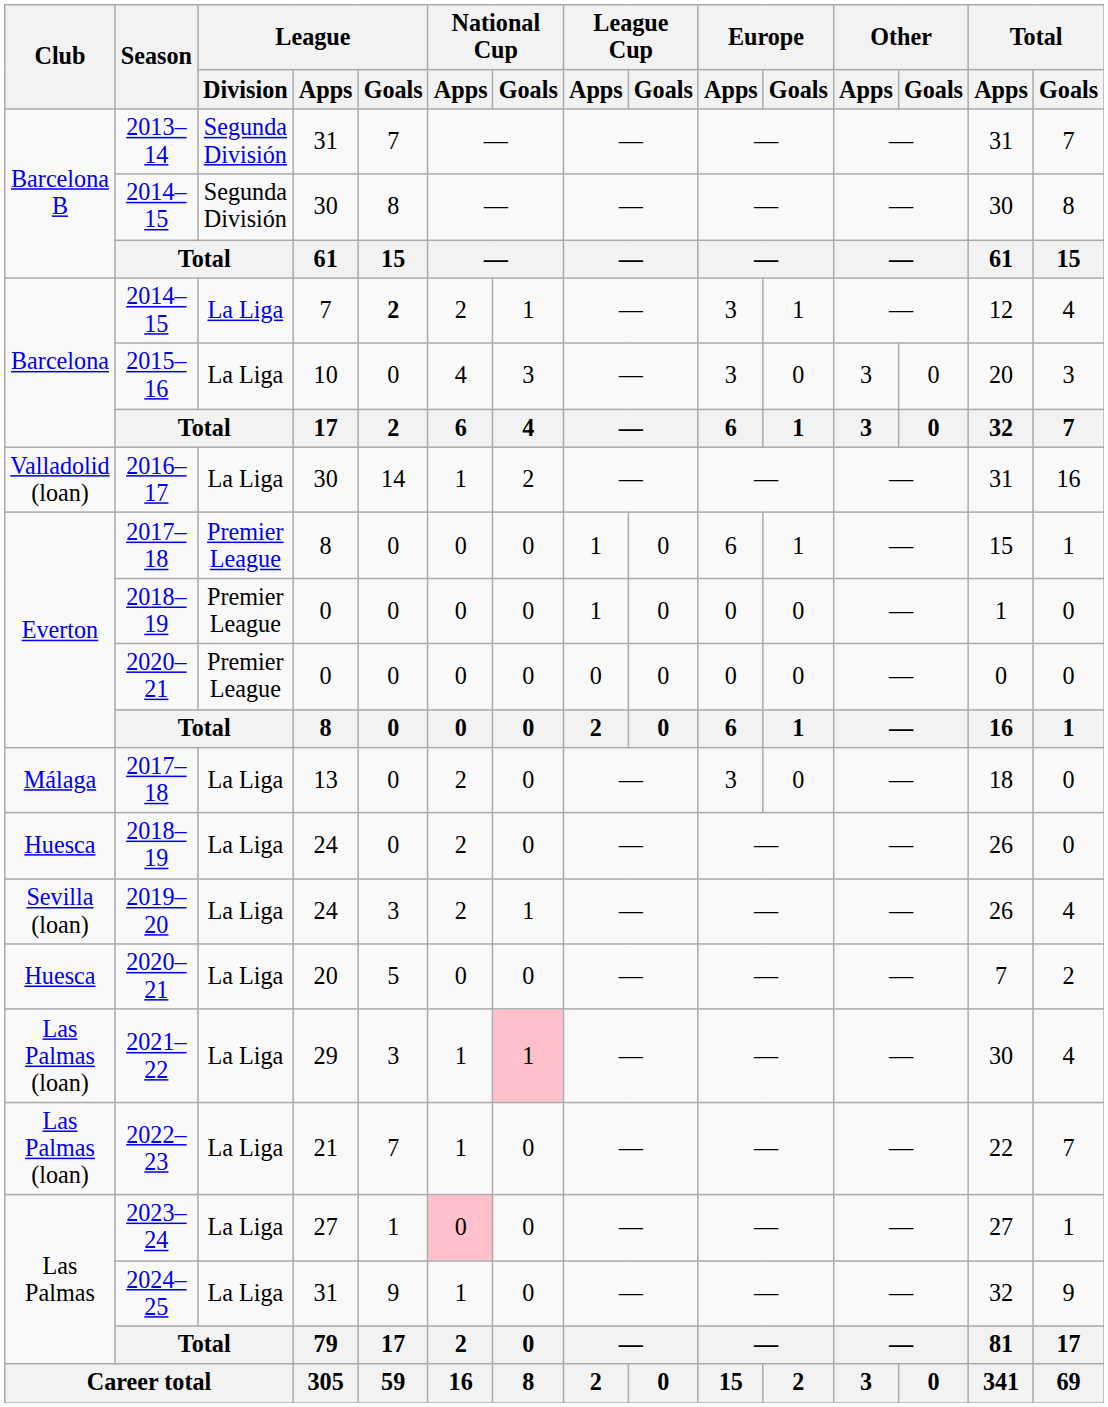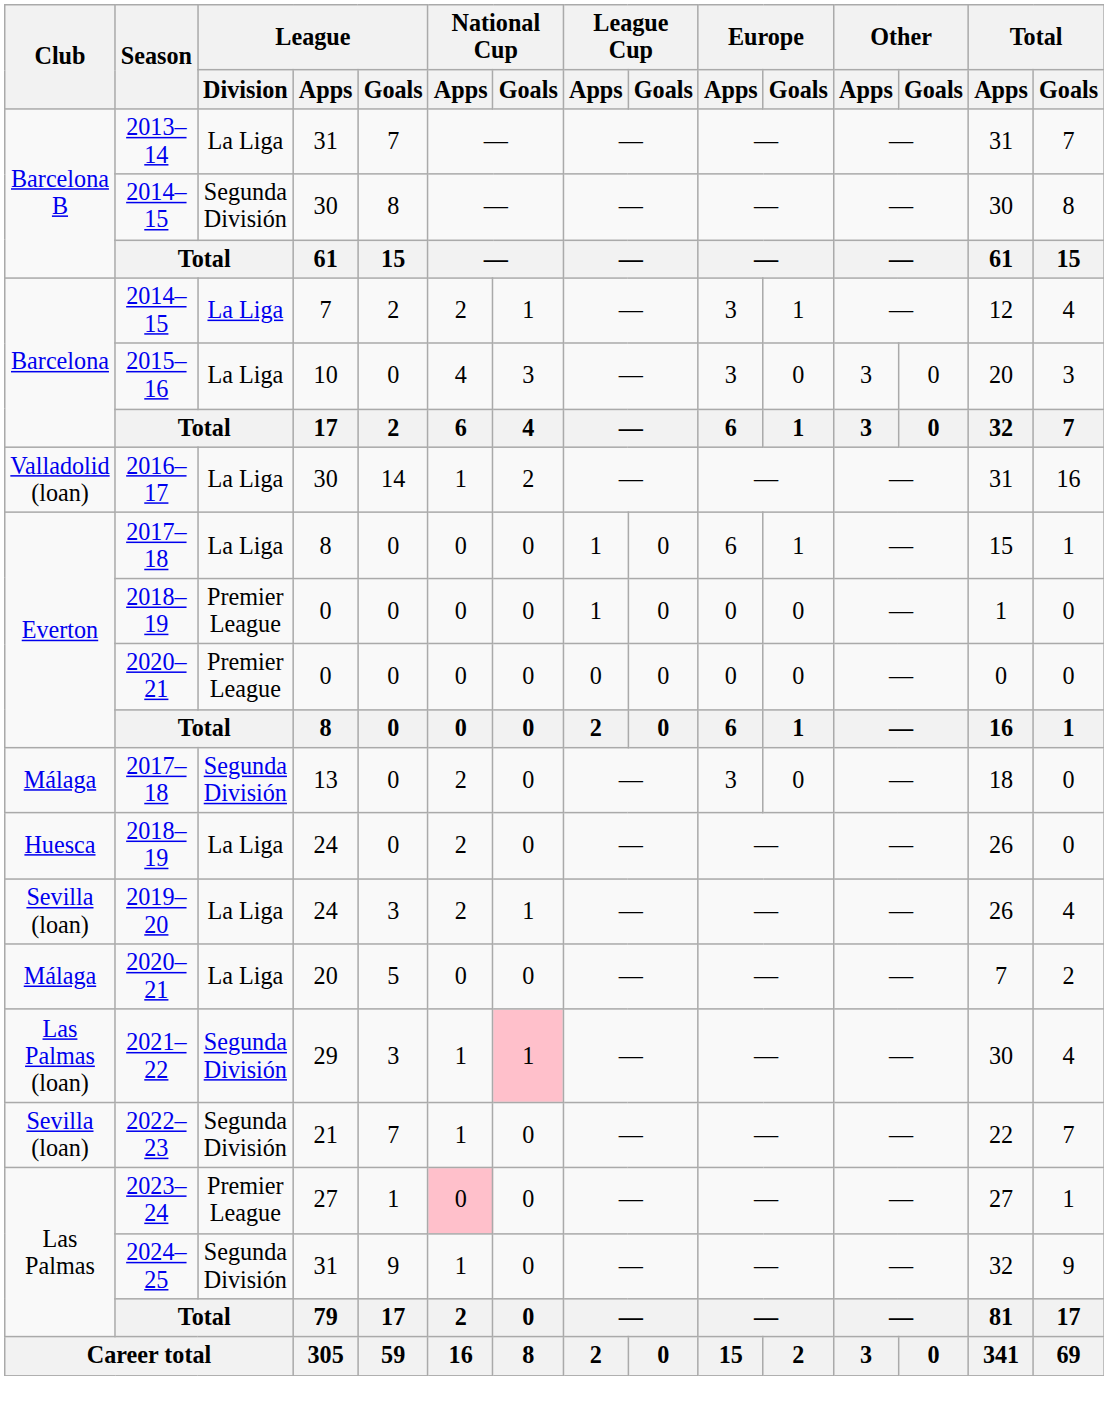(245, 141) Segunda División -> (245, 141) La Liga
(393, 310) bold -> (393, 310) normal
(245, 545) Premier League -> (245, 545) La Liga
(245, 779) La Liga -> (245, 779) Segunda División
(60, 976) Huesca -> (60, 976) Málaga
(245, 1055) La Liga -> (245, 1055) Segunda División
(60, 1148) Las Palmas (loan) -> (60, 1134) Sevilla (loan)
(245, 1148) La Liga -> (245, 1134) Segunda División
(245, 1227) La Liga -> (245, 1200) Premier League
(245, 1292) La Liga -> (245, 1265) Segunda División
